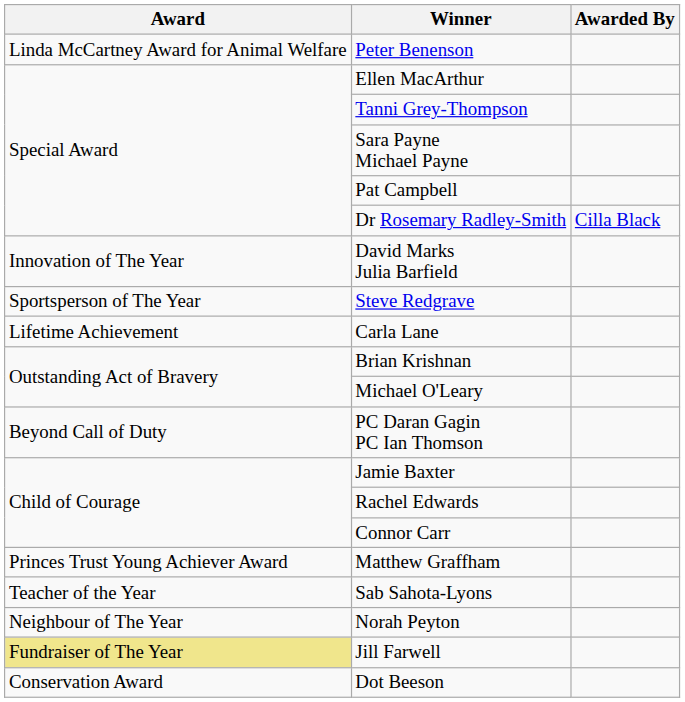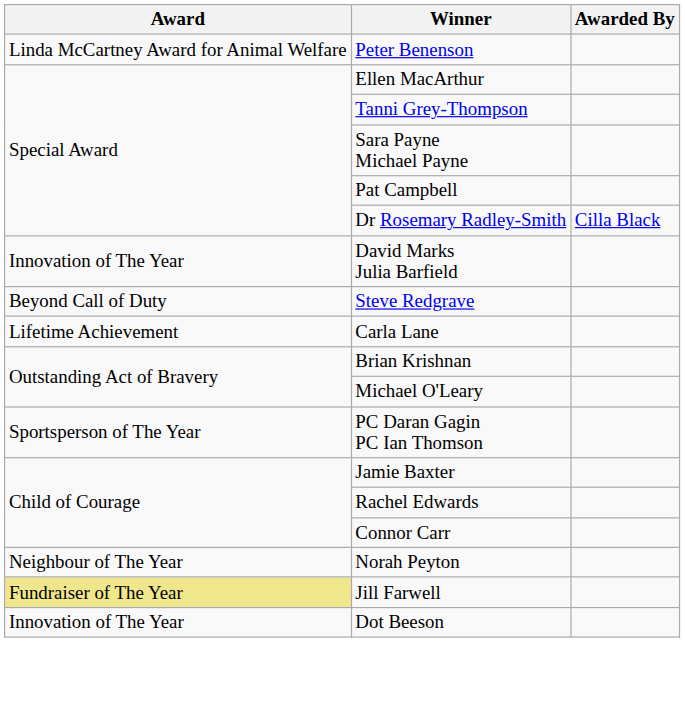(105, 301) Sportsperson of The Year -> (88, 301) Beyond Call of Duty
(88, 431) Beyond Call of Duty -> (105, 431) Sportsperson of The Year
- row: (428, 562)
- row: (424, 592)
(86, 682) Conservation Award -> (96, 622) Innovation of The Year
